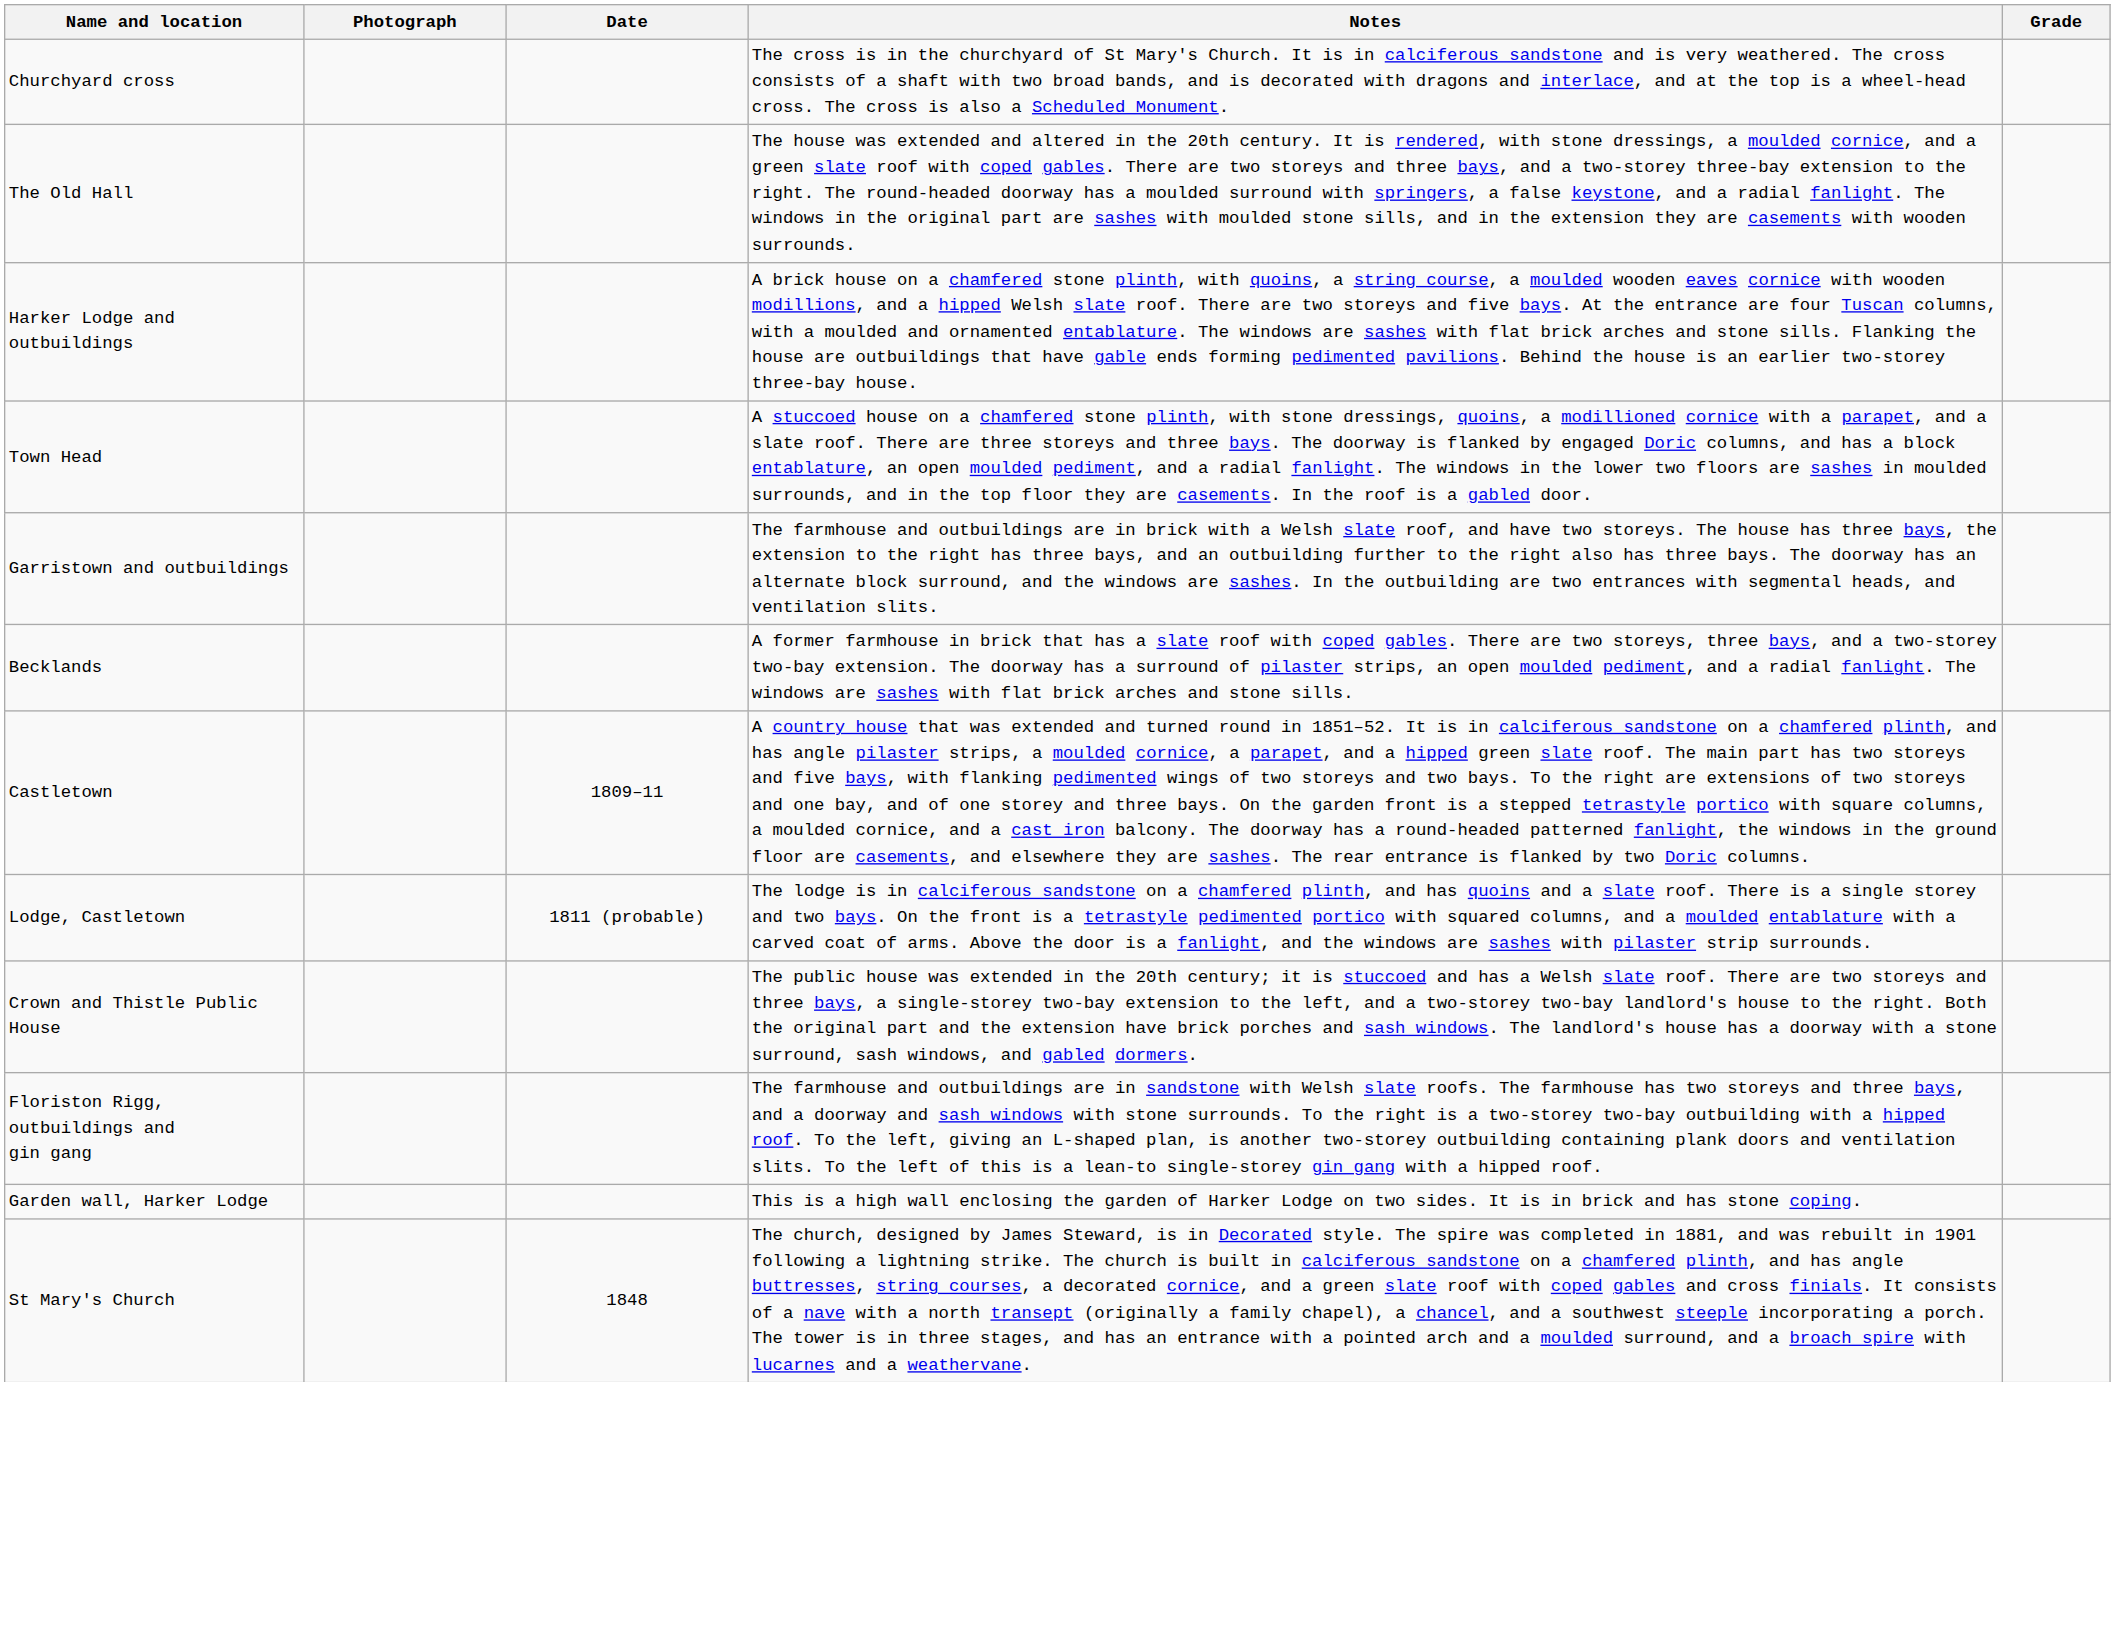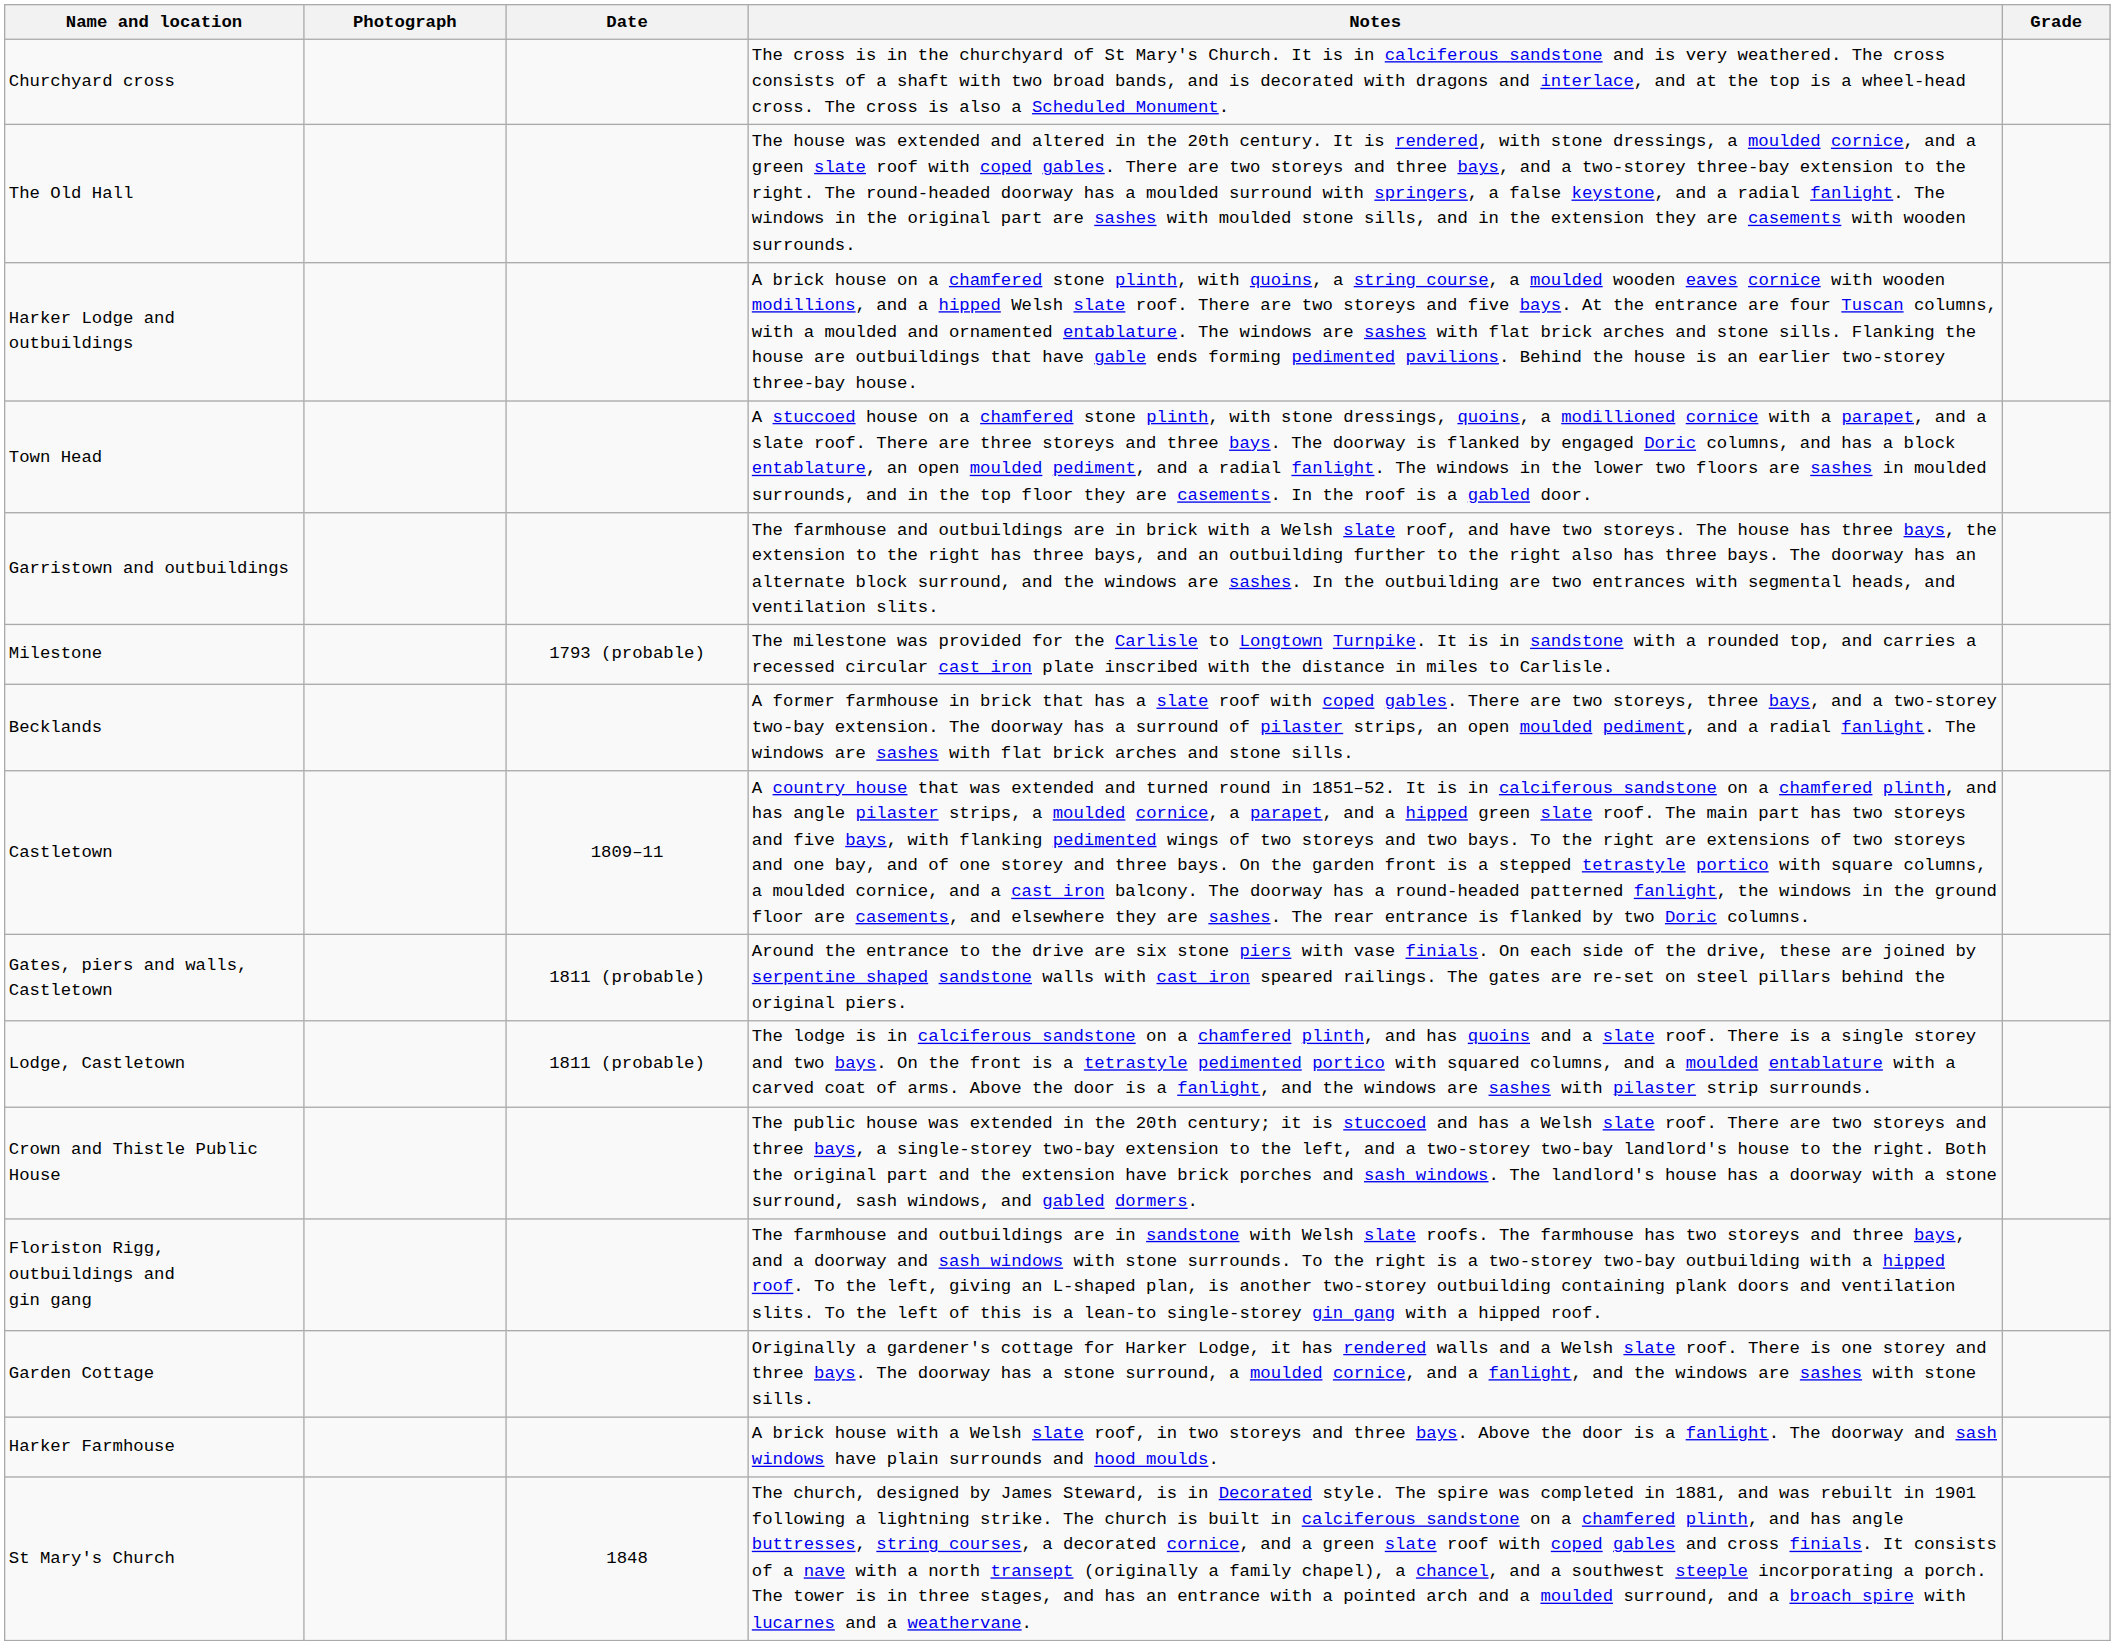+ row: (55, 654)
+ row: (128, 977)
+ row: (81, 1373)
- row: (138, 1201)
+ row: (92, 1446)
